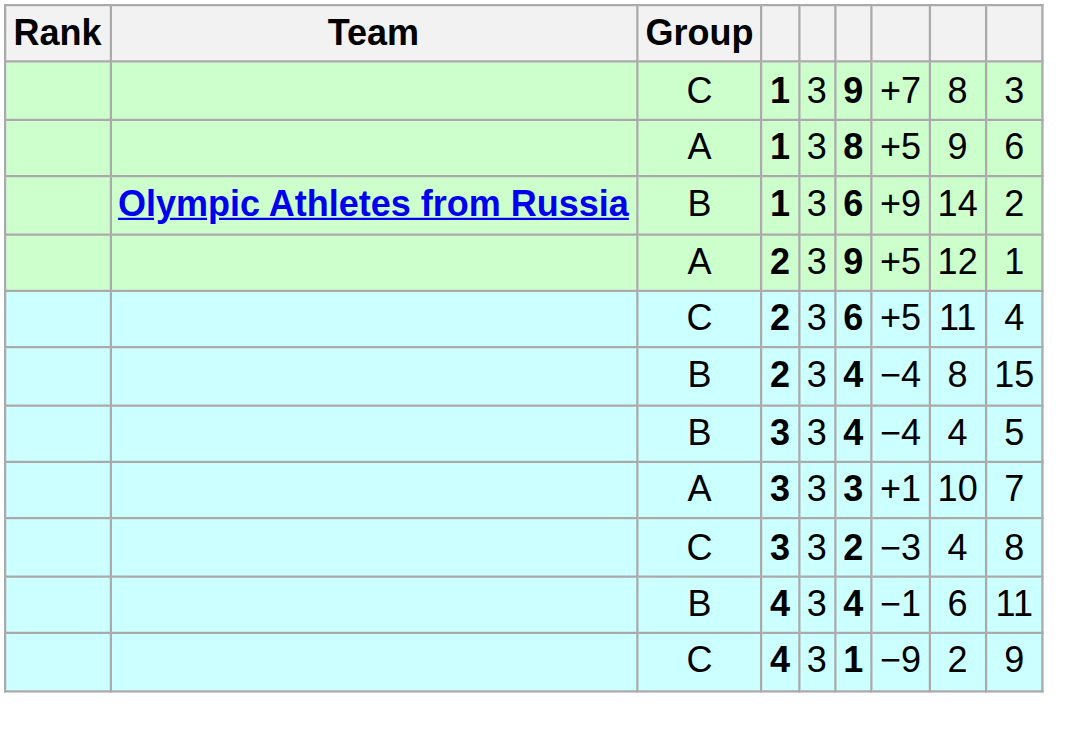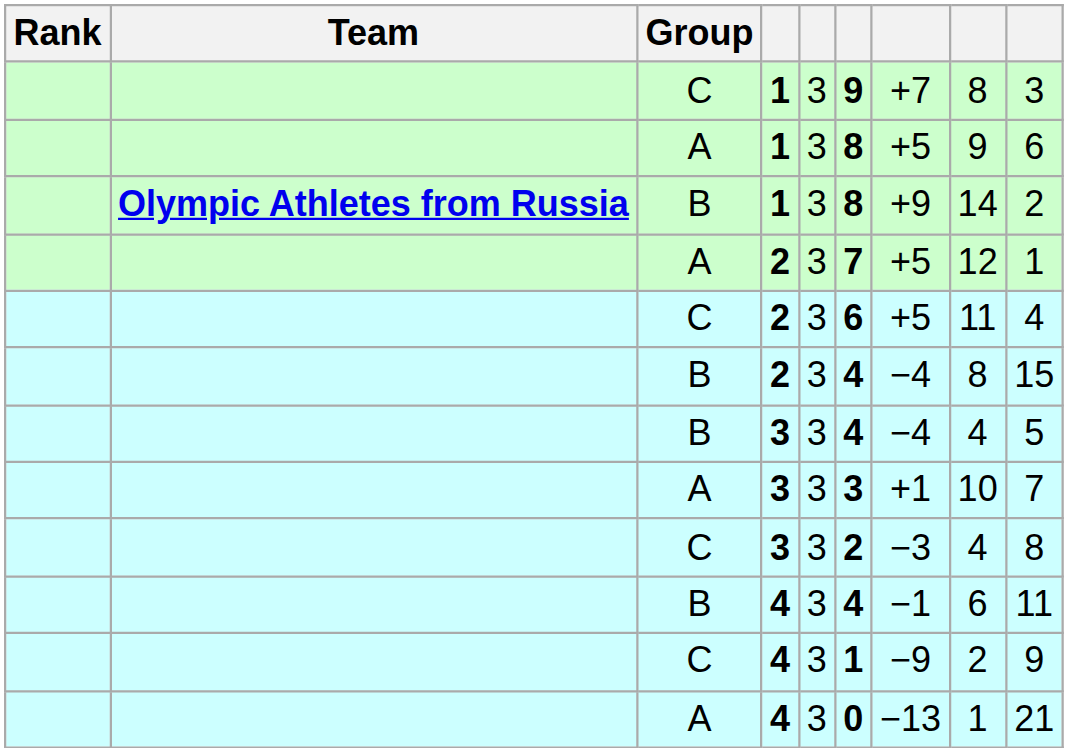(853, 204) 6 -> (853, 204) 8
(853, 261) 9 -> (853, 261) 7
+ row: (699, 718)
